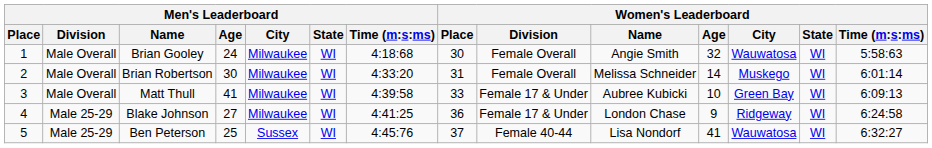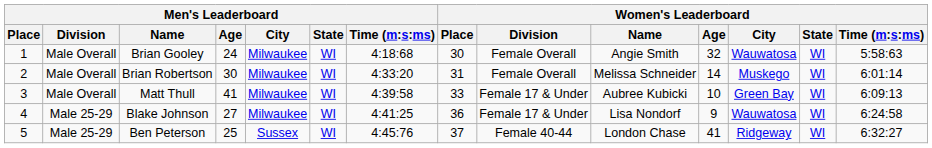(645, 114) London Chase -> (645, 114) Lisa Nondorf
(764, 114) Ridgeway -> (764, 114) Wauwatosa
(645, 133) Lisa Nondorf -> (645, 133) London Chase
(764, 133) Wauwatosa -> (764, 133) Ridgeway
